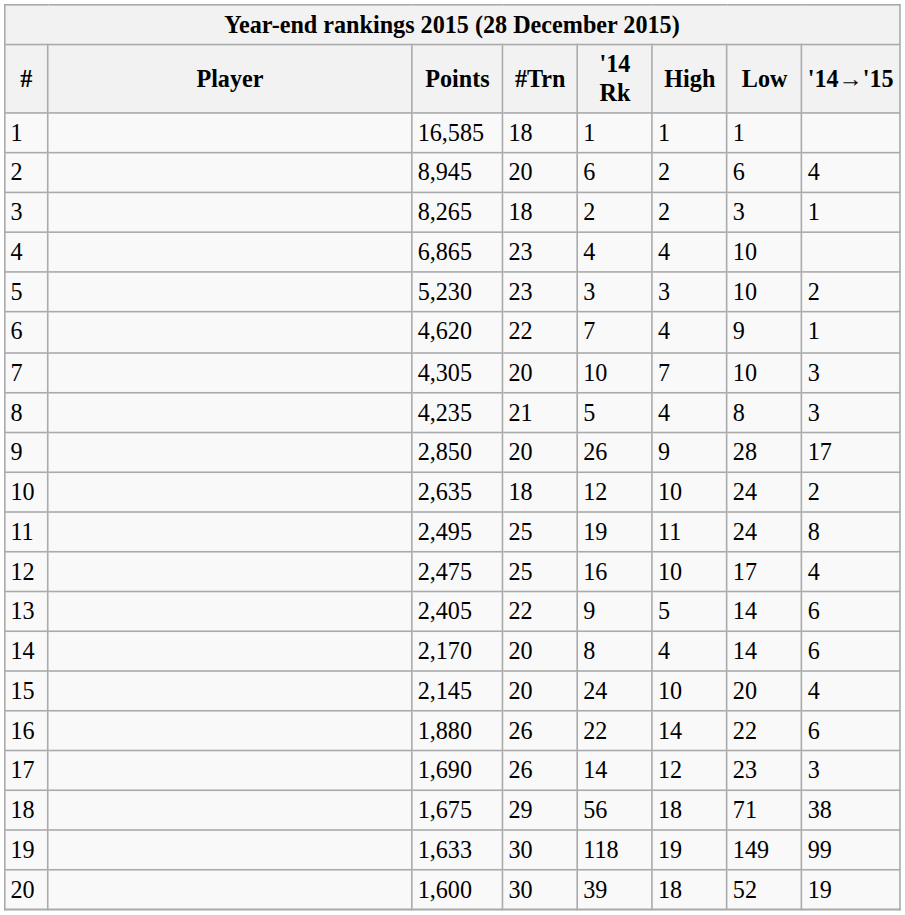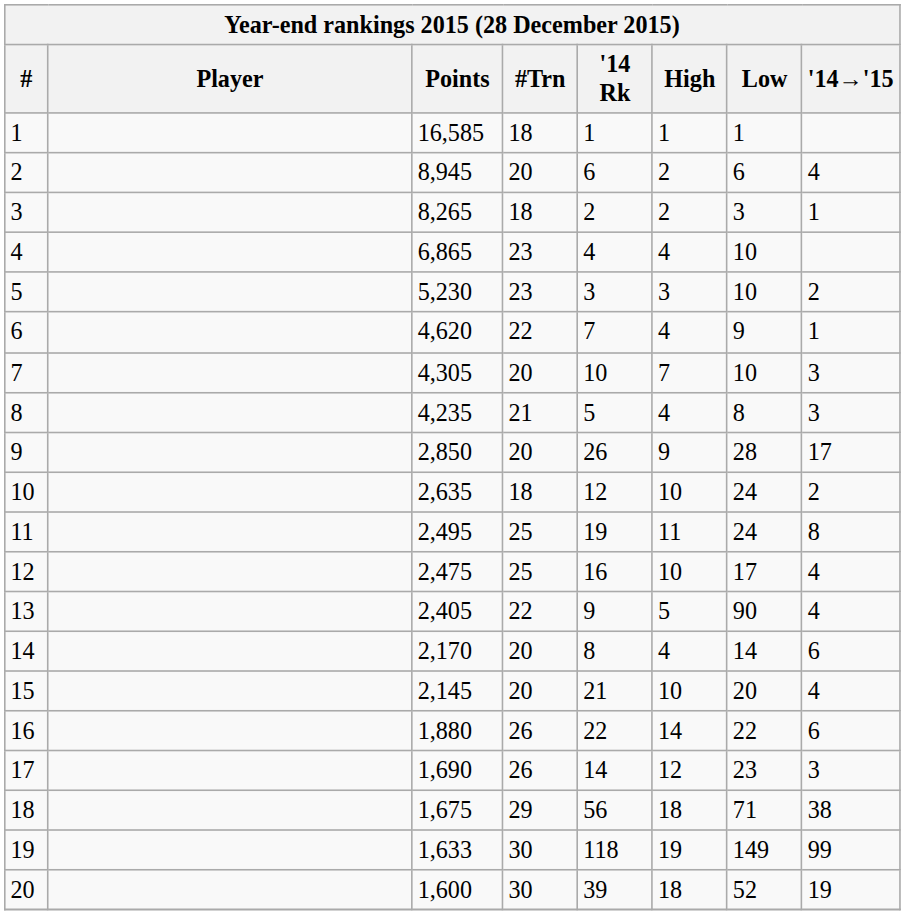(745, 611) 14 -> (745, 611) 90
(814, 611) 6 -> (814, 611) 4
(595, 690) 24 -> (595, 690) 21
